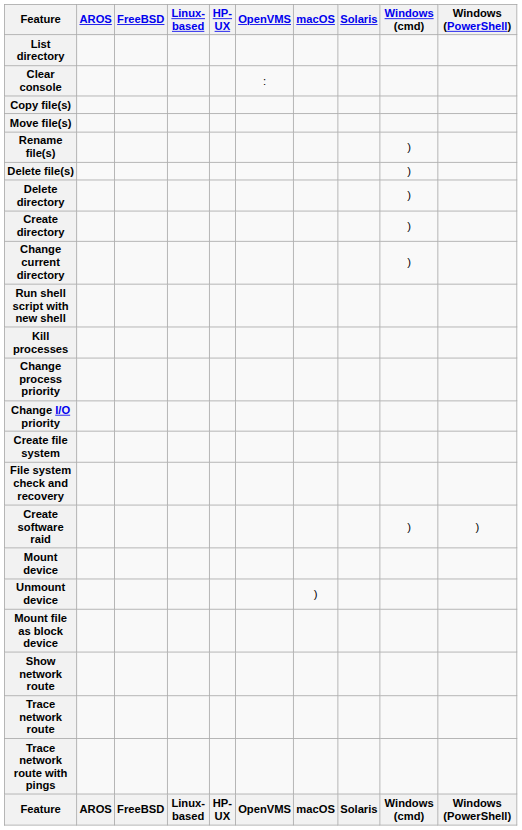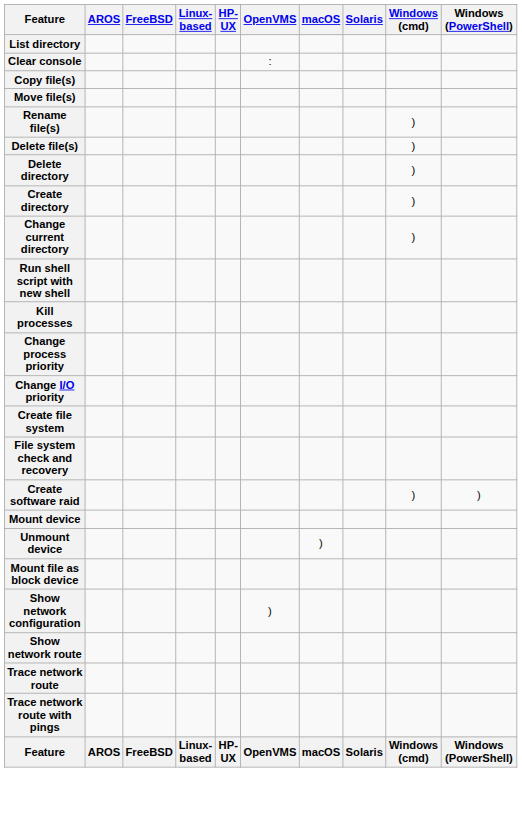+ row: (45, 611)
